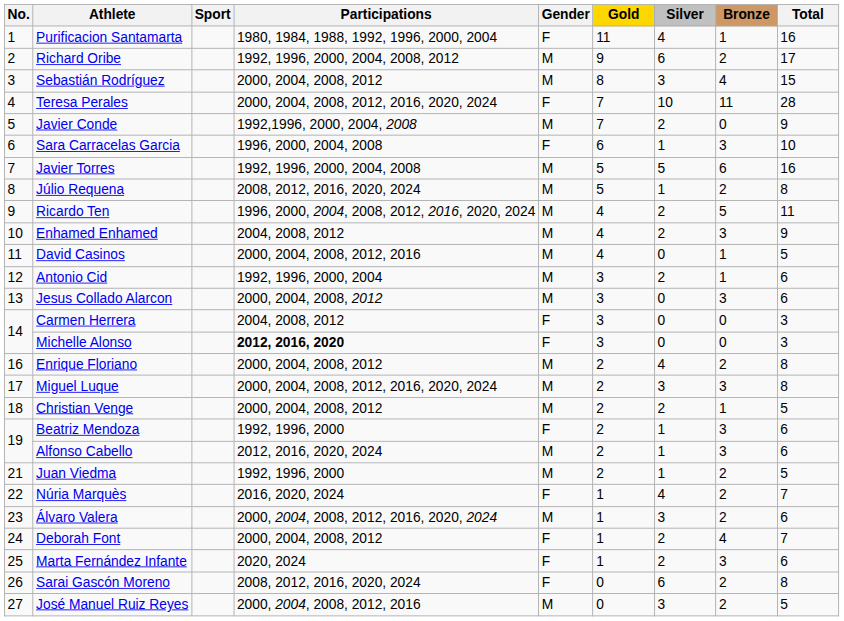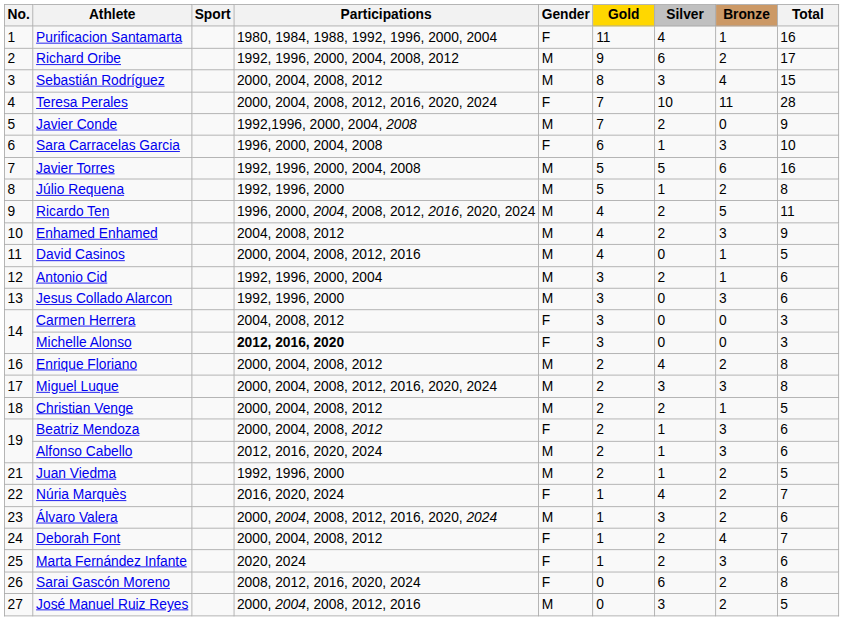(329, 189) 2008, 2012, 2016, 2020, 2024 -> (290, 189) 1992, 1996, 2000
(310, 299) 2000, 2004, 2008, 2012 -> (290, 299) 1992, 1996, 2000
(290, 430) 1992, 1996, 2000 -> (310, 430) 2000, 2004, 2008, 2012
